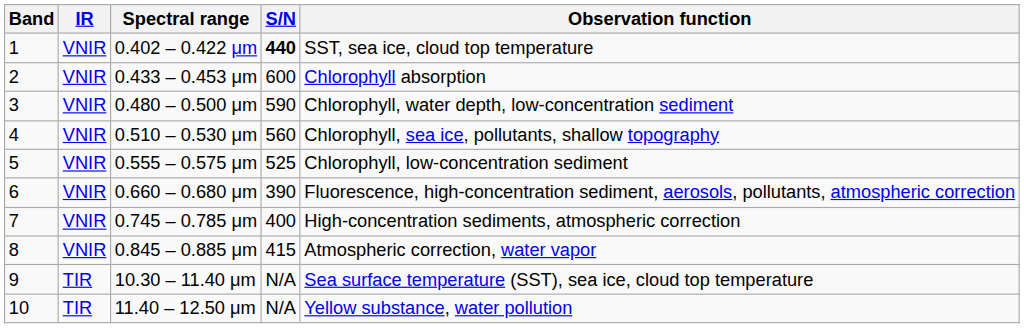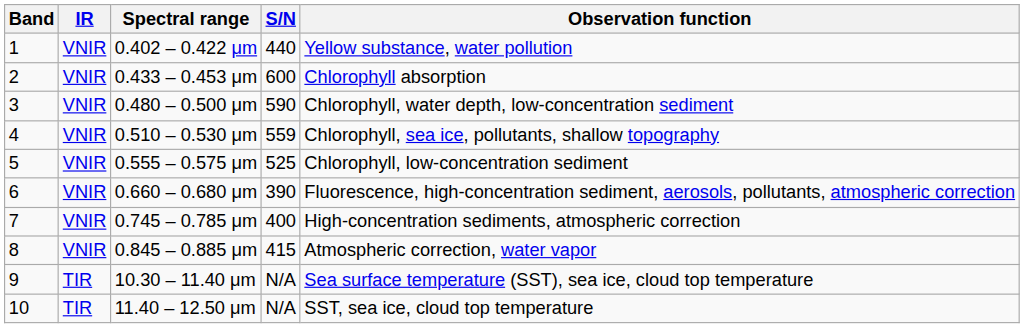(281, 47) bold -> (281, 47) normal
(449, 47) SST, sea ice, cloud top temperature -> (438, 47) Yellow substance, water pollution
(281, 134) 560 -> (281, 134) 559
(438, 308) Yellow substance, water pollution -> (449, 308) SST, sea ice, cloud top temperature
